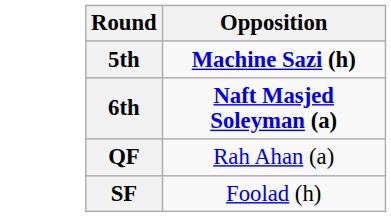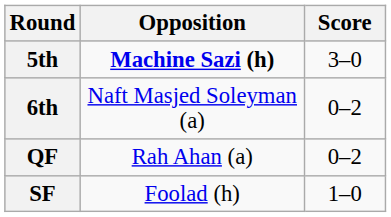+ column: (345, 23)
(274, 108) bold -> (192, 108) normal
